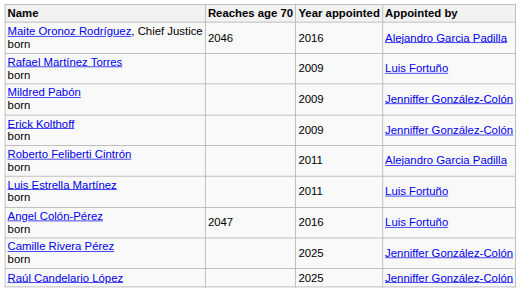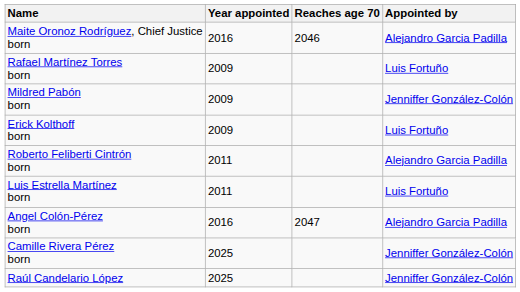columns swapped: (339, 13) <-> (251, 13)
(449, 130) Jenniffer González-Colón -> (417, 130) Luis Fortuño
(417, 222) Luis Fortuño -> (446, 222) Alejandro Garcia Padilla
